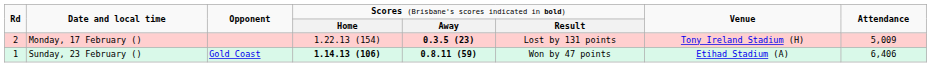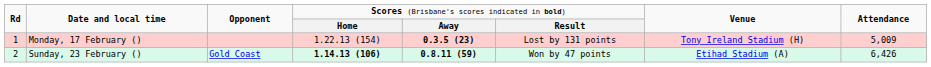(15, 40) 2 -> (15, 40) 1
(15, 54) 1 -> (15, 54) 2
(884, 54) 6,406 -> (884, 54) 6,426
